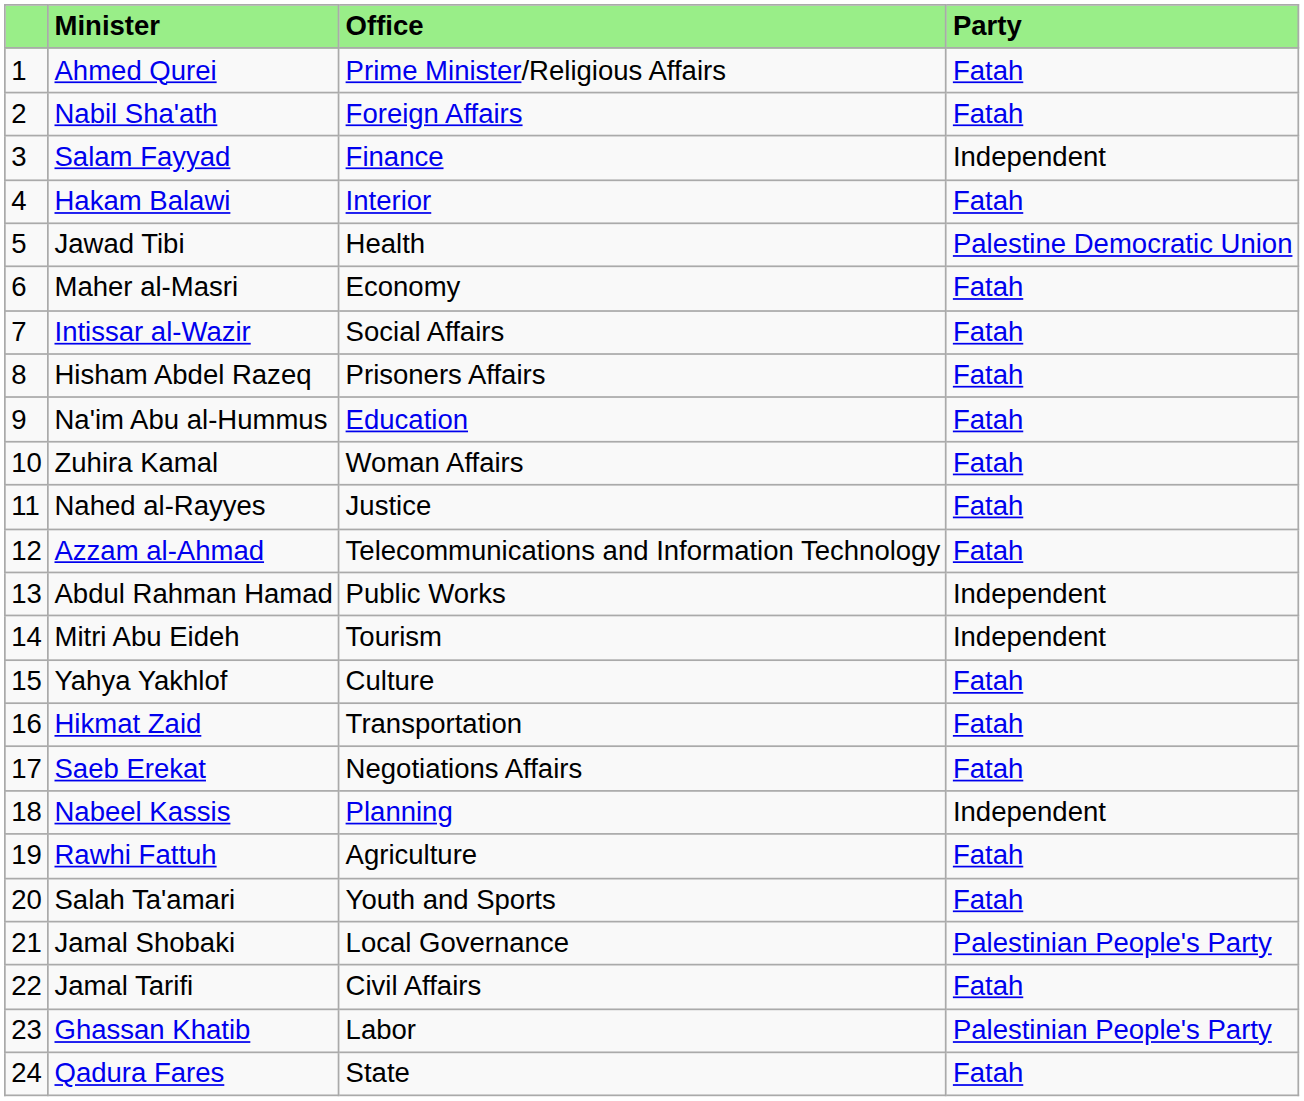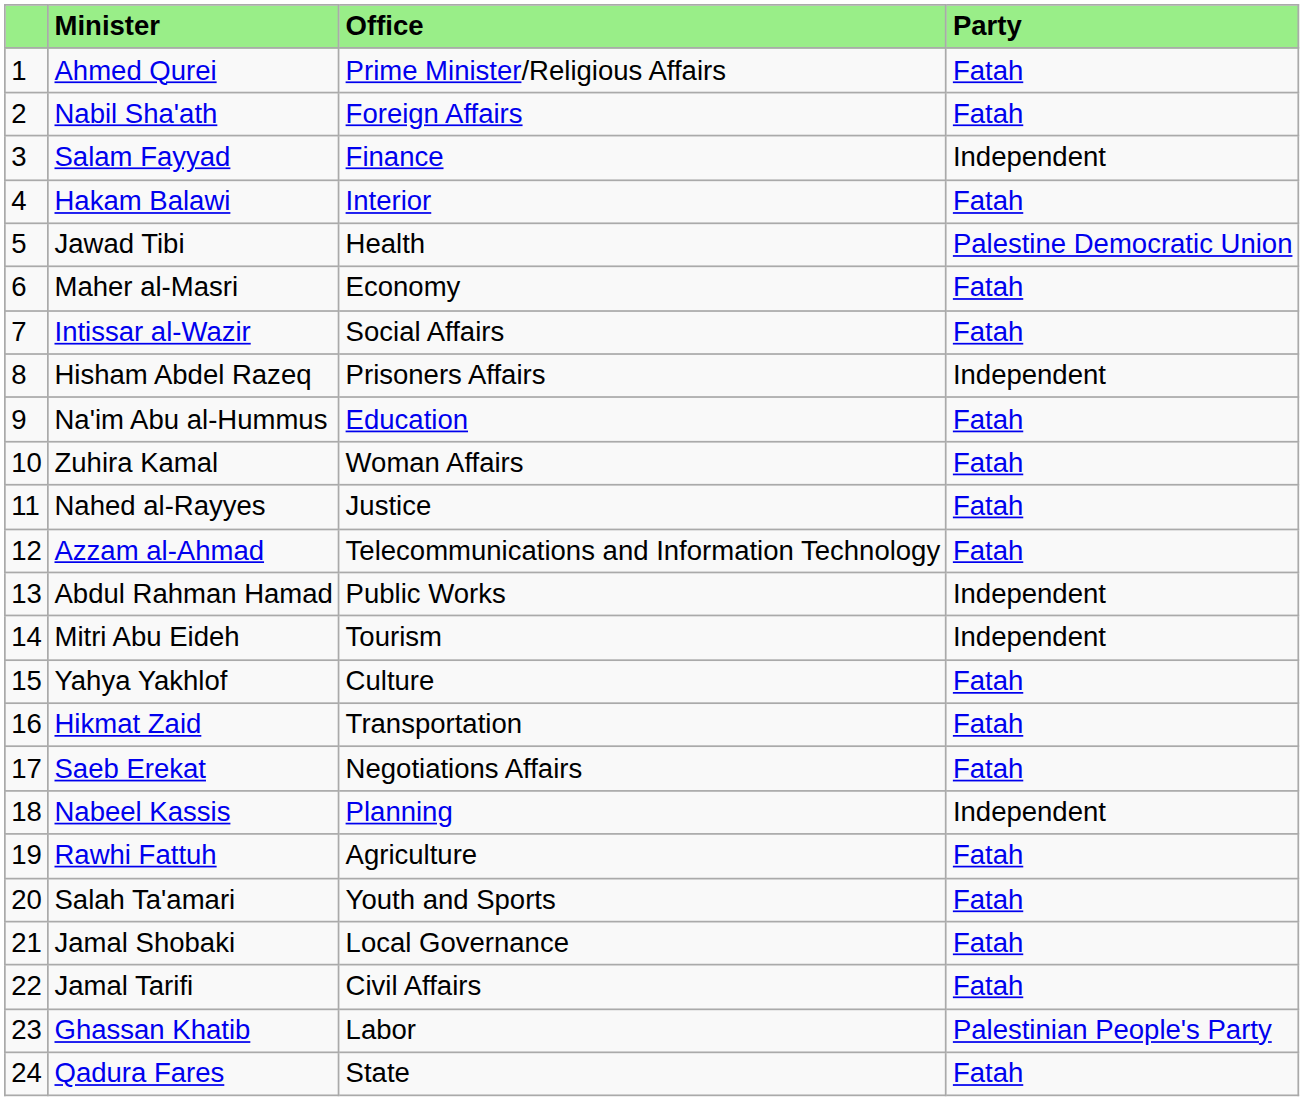(988, 375) Fatah -> (1029, 375) Independent
(1112, 942) Palestinian People's Party -> (988, 942) Fatah
